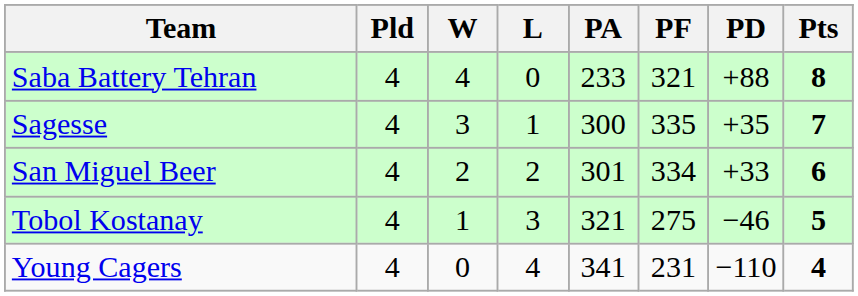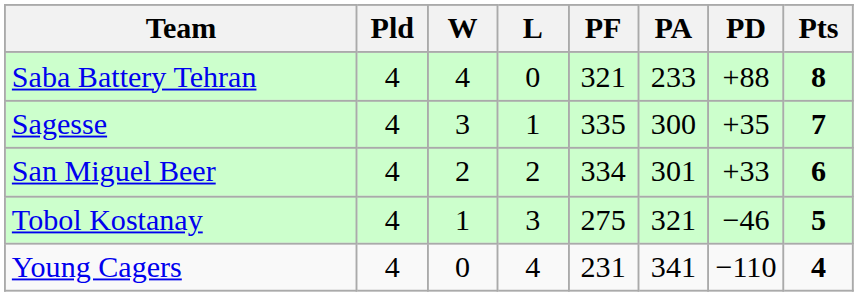columns swapped: (673, 28) <-> (603, 28)
